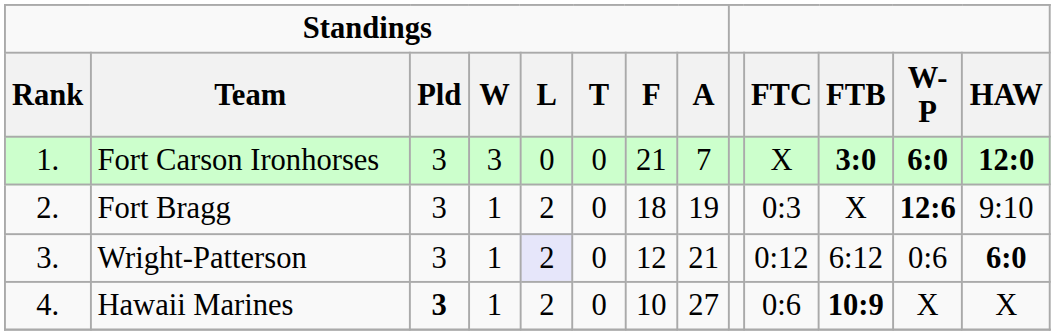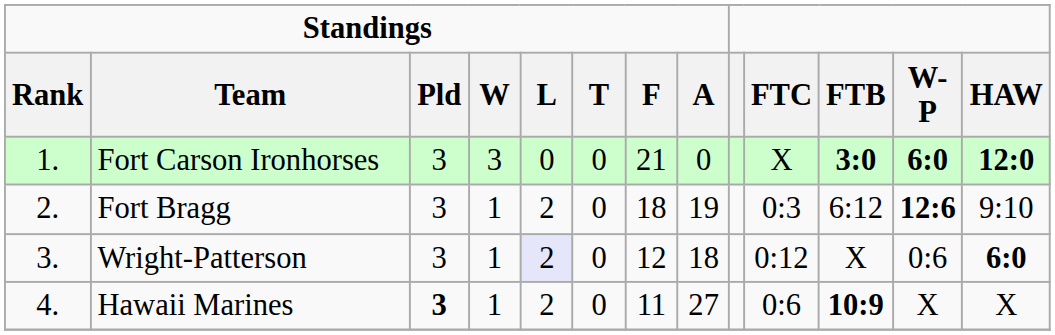(704, 160) 7 -> (704, 160) 0
(856, 208) X -> (856, 208) 6:12
(704, 256) 21 -> (704, 256) 18
(856, 256) 6:12 -> (856, 256) X
(651, 305) 10 -> (651, 305) 11
